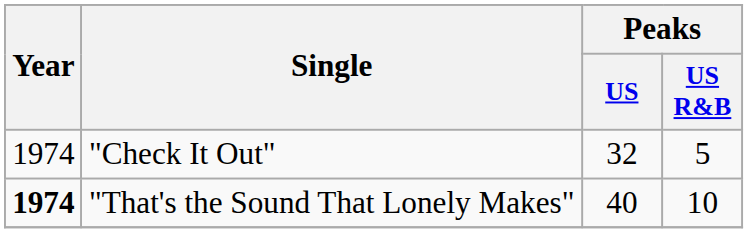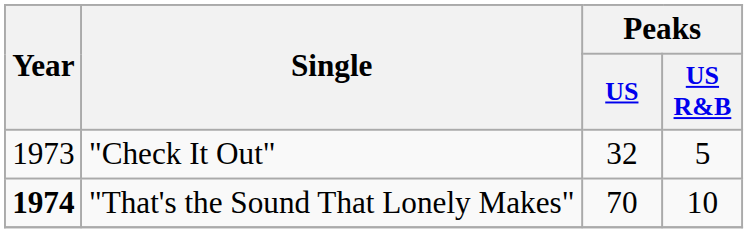(43, 153) 1974 -> (43, 153) 1973
(622, 202) 40 -> (622, 202) 70
